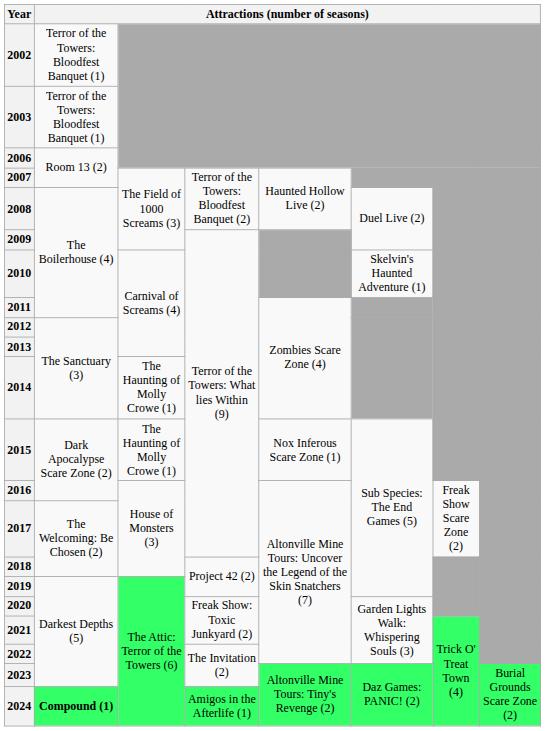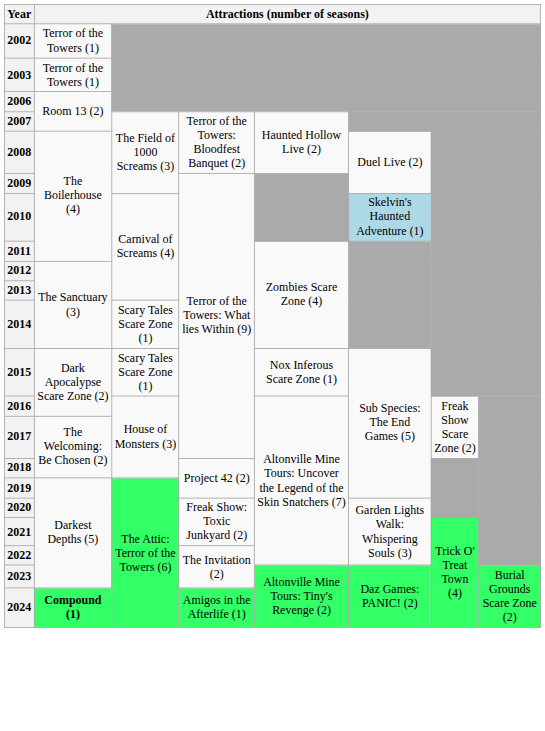(76, 54) Terror of the Towers: Bloodfest Banquet (1) -> (73, 40) Terror of the Towers (1)
(76, 116) Terror of the Towers: Bloodfest Banquet (1) -> (73, 74) Terror of the Towers (1)
(392, 273) no background -> (390, 216) lightblue background
(152, 387) The Haunting of Molly Crowe (1) -> (145, 324) Scary Tales Scare Zone (1)
(152, 449) The Haunting of Molly Crowe (1) -> (145, 371) Scary Tales Scare Zone (1)
